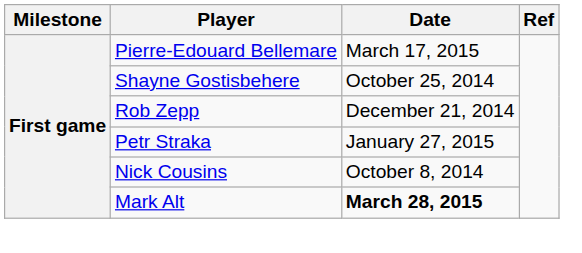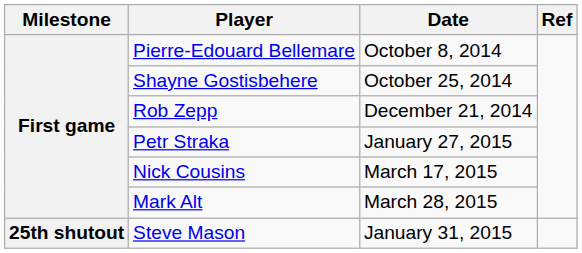(413, 50) March 17, 2015 -> (433, 50) October 8, 2014
(415, 171) October 8, 2014 -> (431, 171) March 17, 2015
(414, 202) bold -> (431, 202) normal
+ row: (189, 232)
